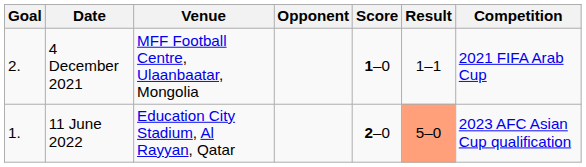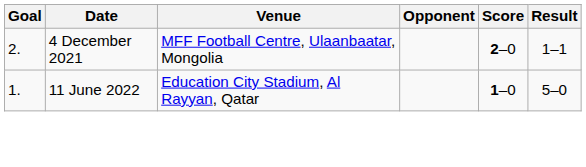- column: (518, 16)
(377, 66) 1–0 -> (503, 49) 2–0
(377, 133) 2–0 -> (503, 90) 1–0
(429, 133) lightsalmon background -> (554, 90) no background
